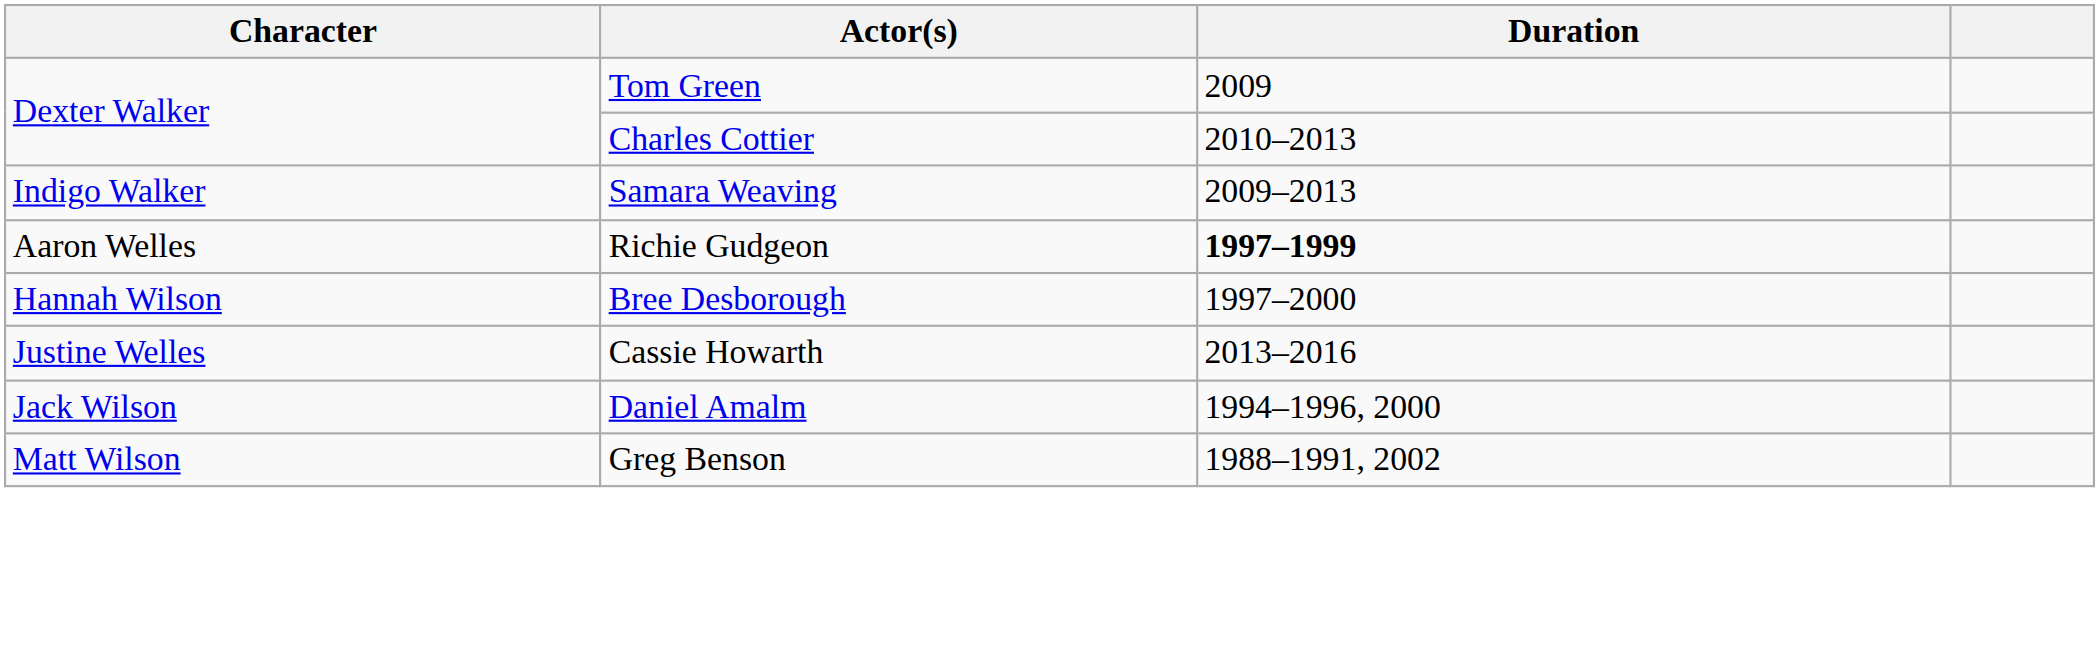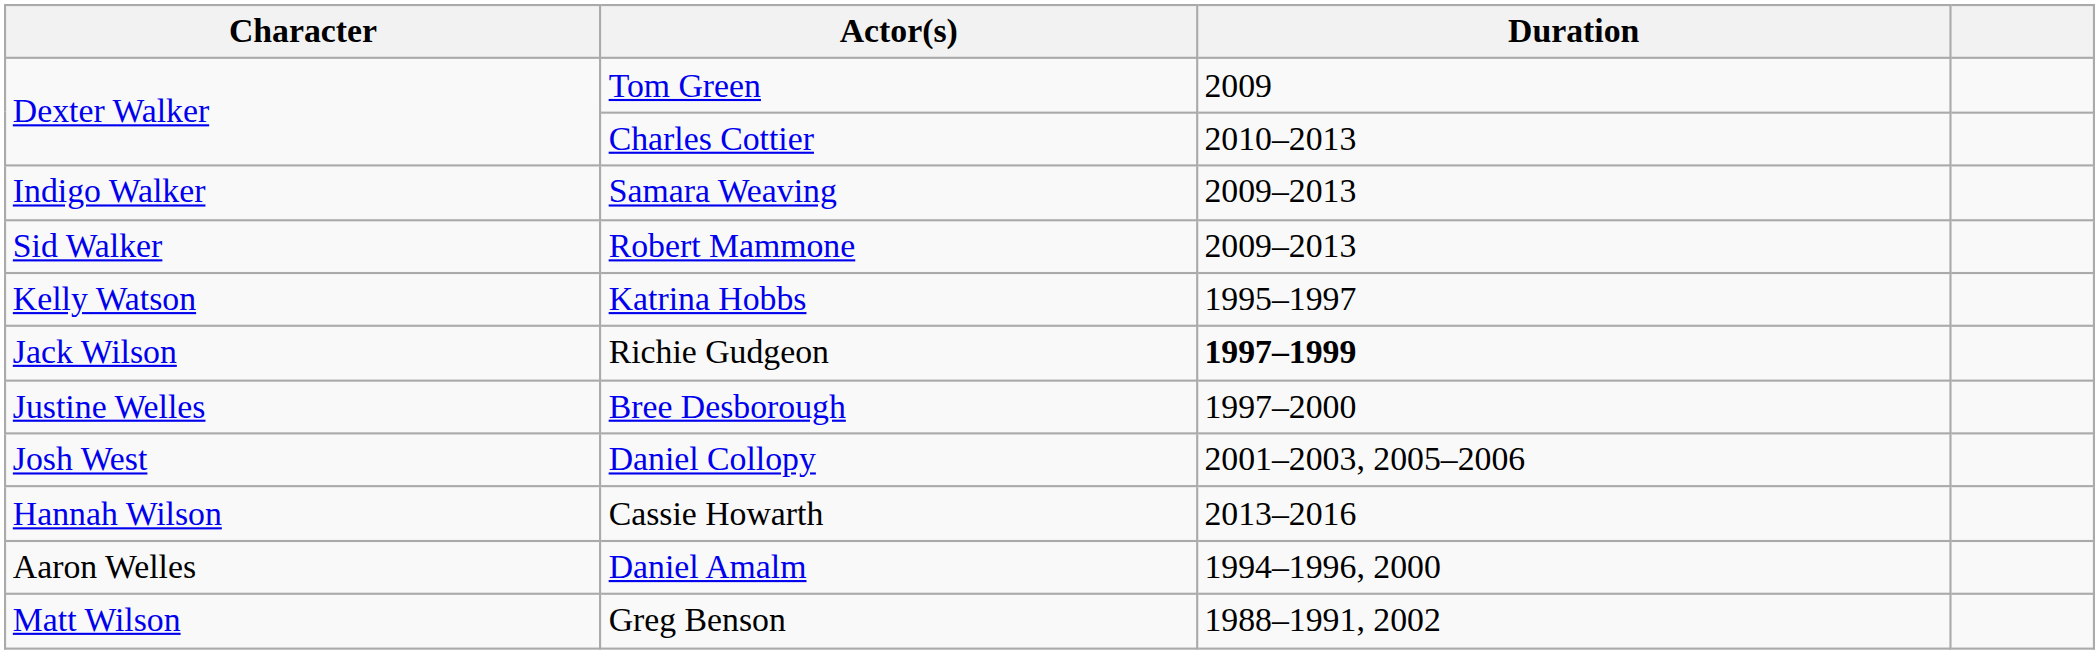+ row: (732, 245)
+ row: (708, 298)
(104, 245) Aaron Welles -> (95, 352) Jack Wilson
(117, 298) Hannah Wilson -> (109, 406) Justine Welles
+ row: (712, 459)
(109, 352) Justine Welles -> (117, 513) Hannah Wilson
(95, 406) Jack Wilson -> (104, 566) Aaron Welles
